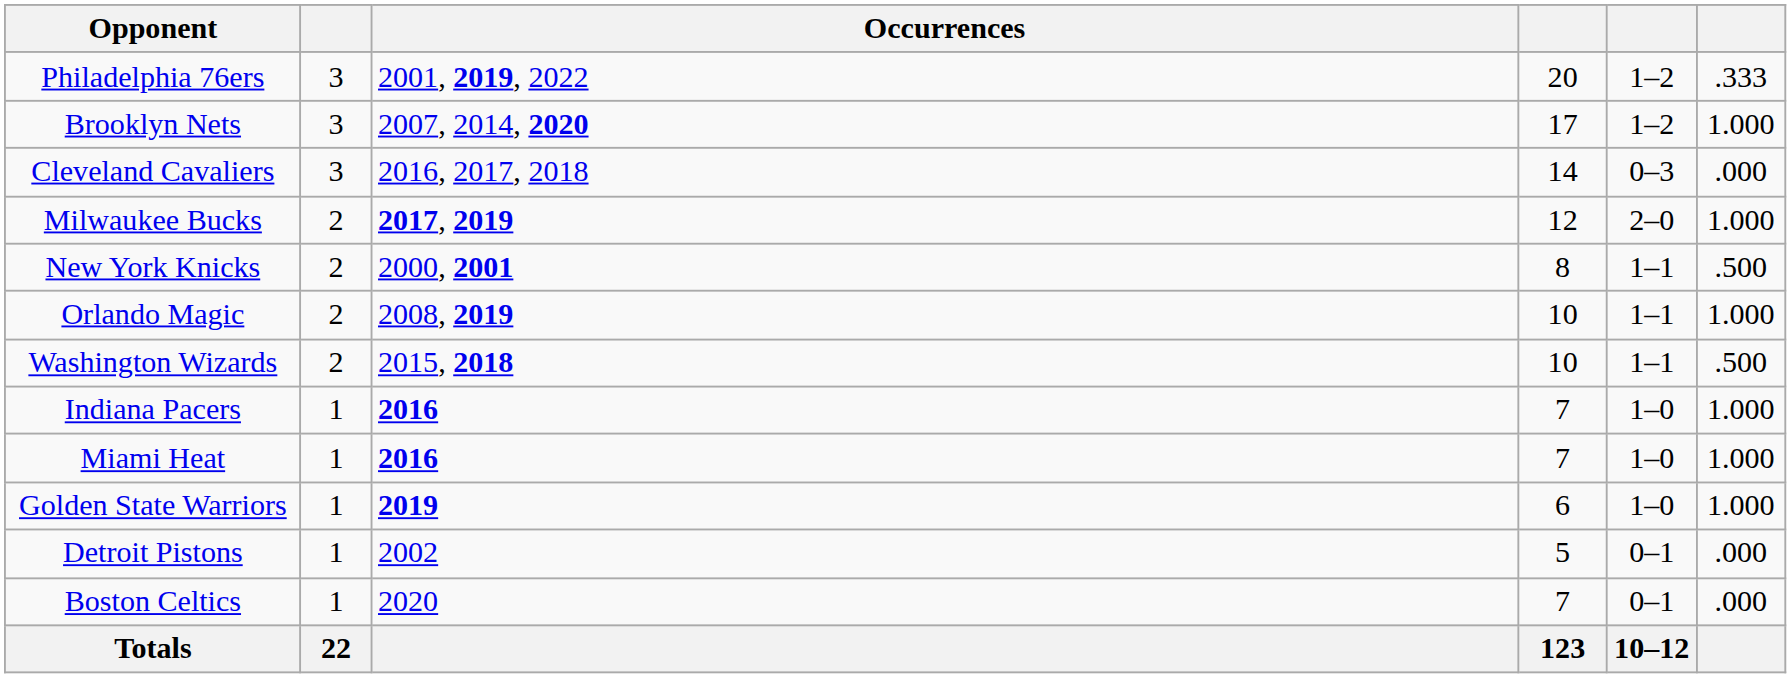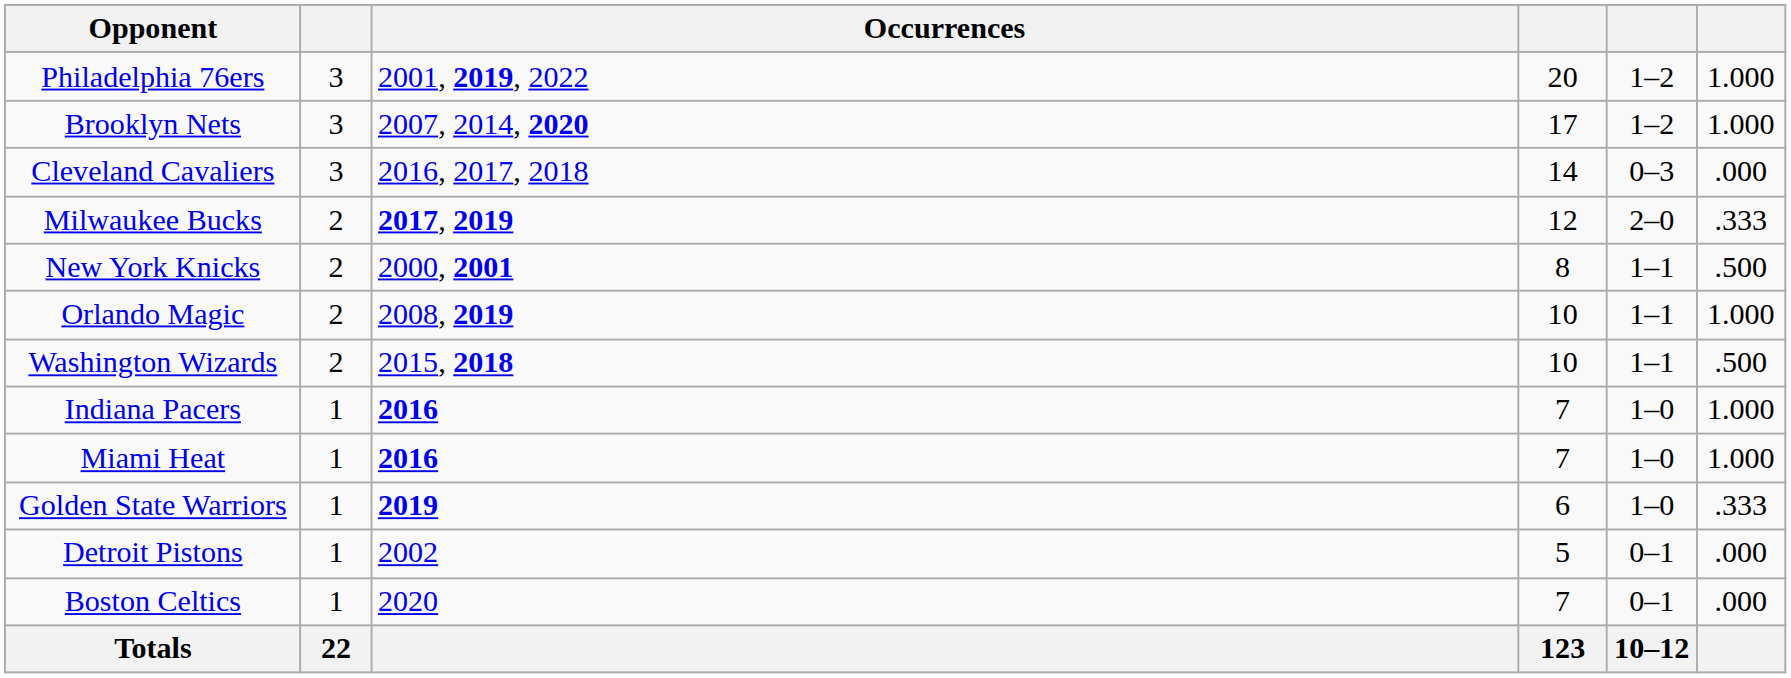(1741, 76) .333 -> (1741, 76) 1.000
(1741, 219) 1.000 -> (1741, 219) .333
(1741, 505) 1.000 -> (1741, 505) .333
